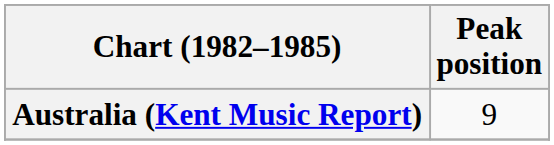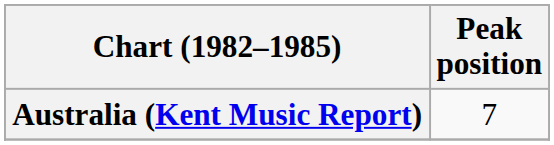(489, 113) 9 -> (489, 113) 7
